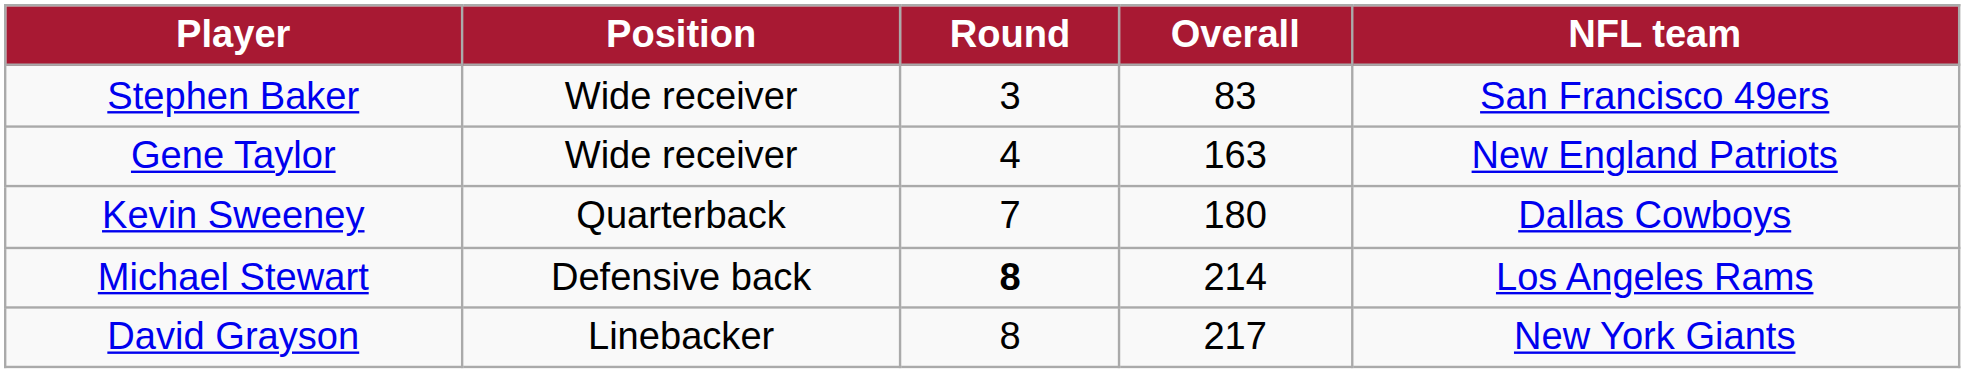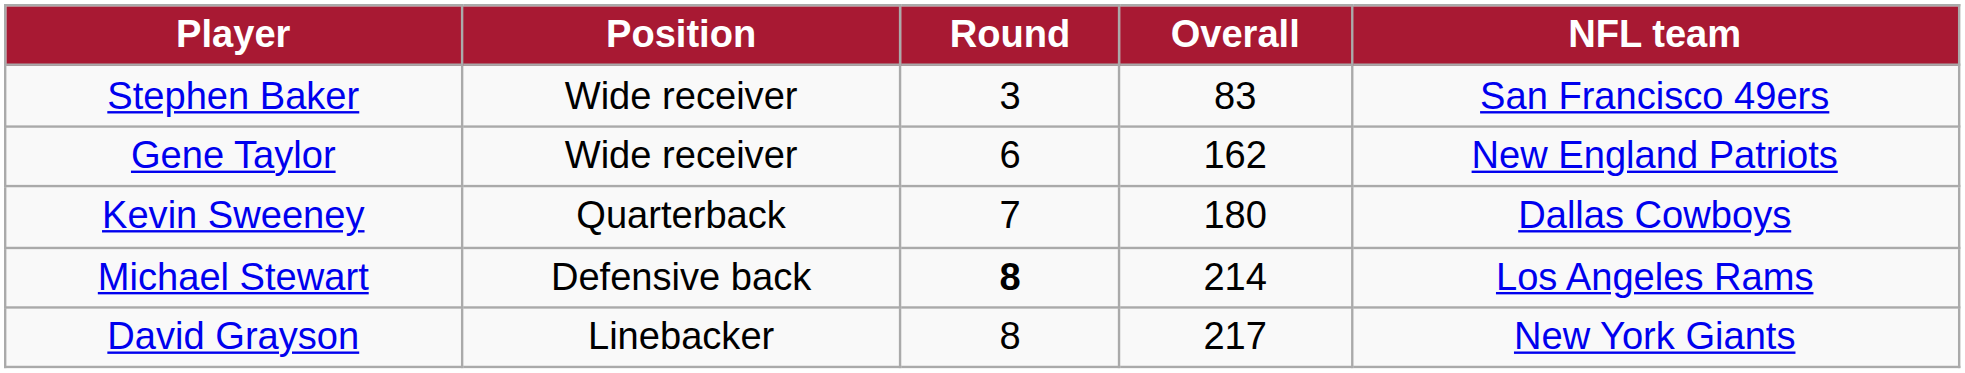(1010, 155) 4 -> (1010, 155) 6
(1235, 155) 163 -> (1235, 155) 162
